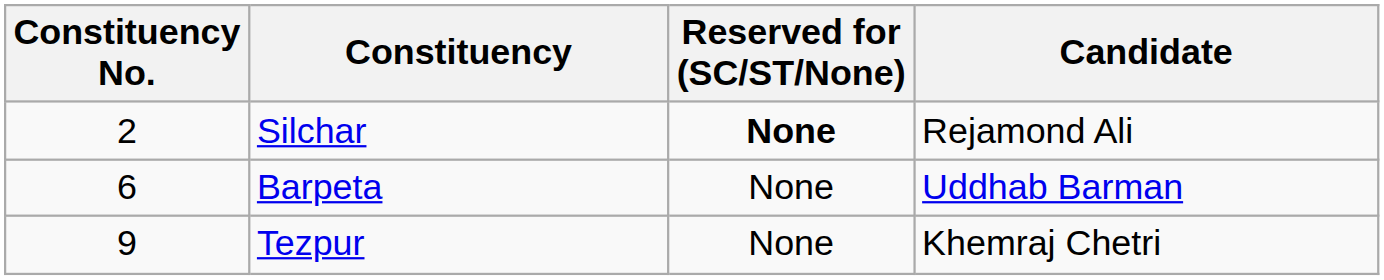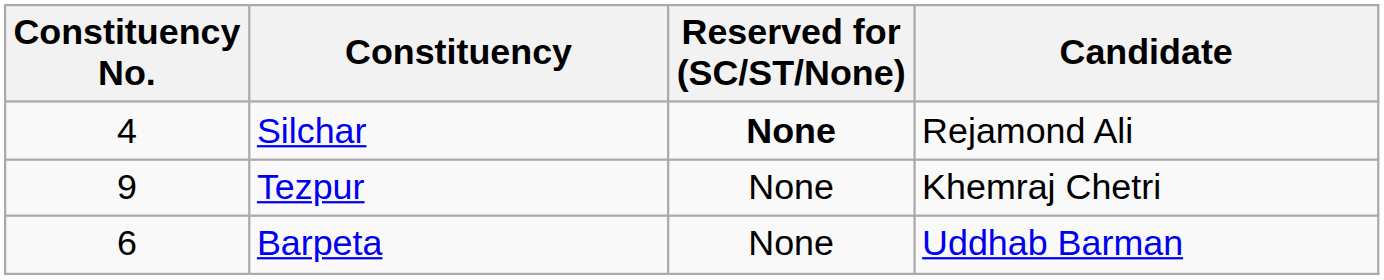(127, 130) 2 -> (127, 130) 4
rows swapped: (320, 186) <-> (311, 243)
